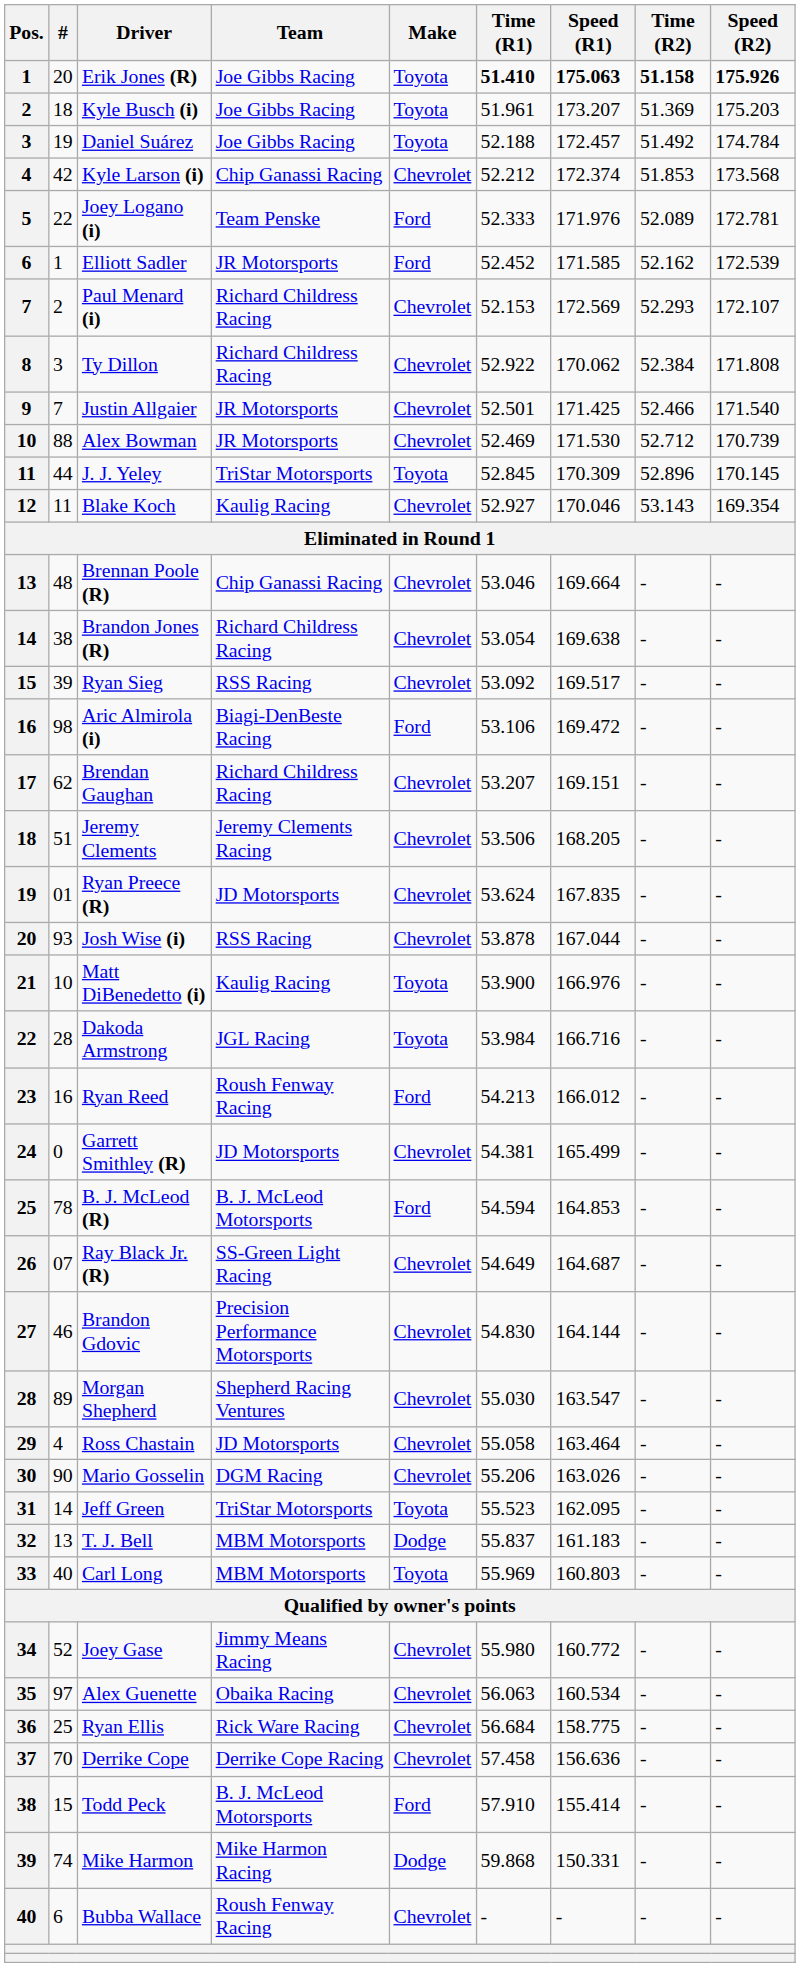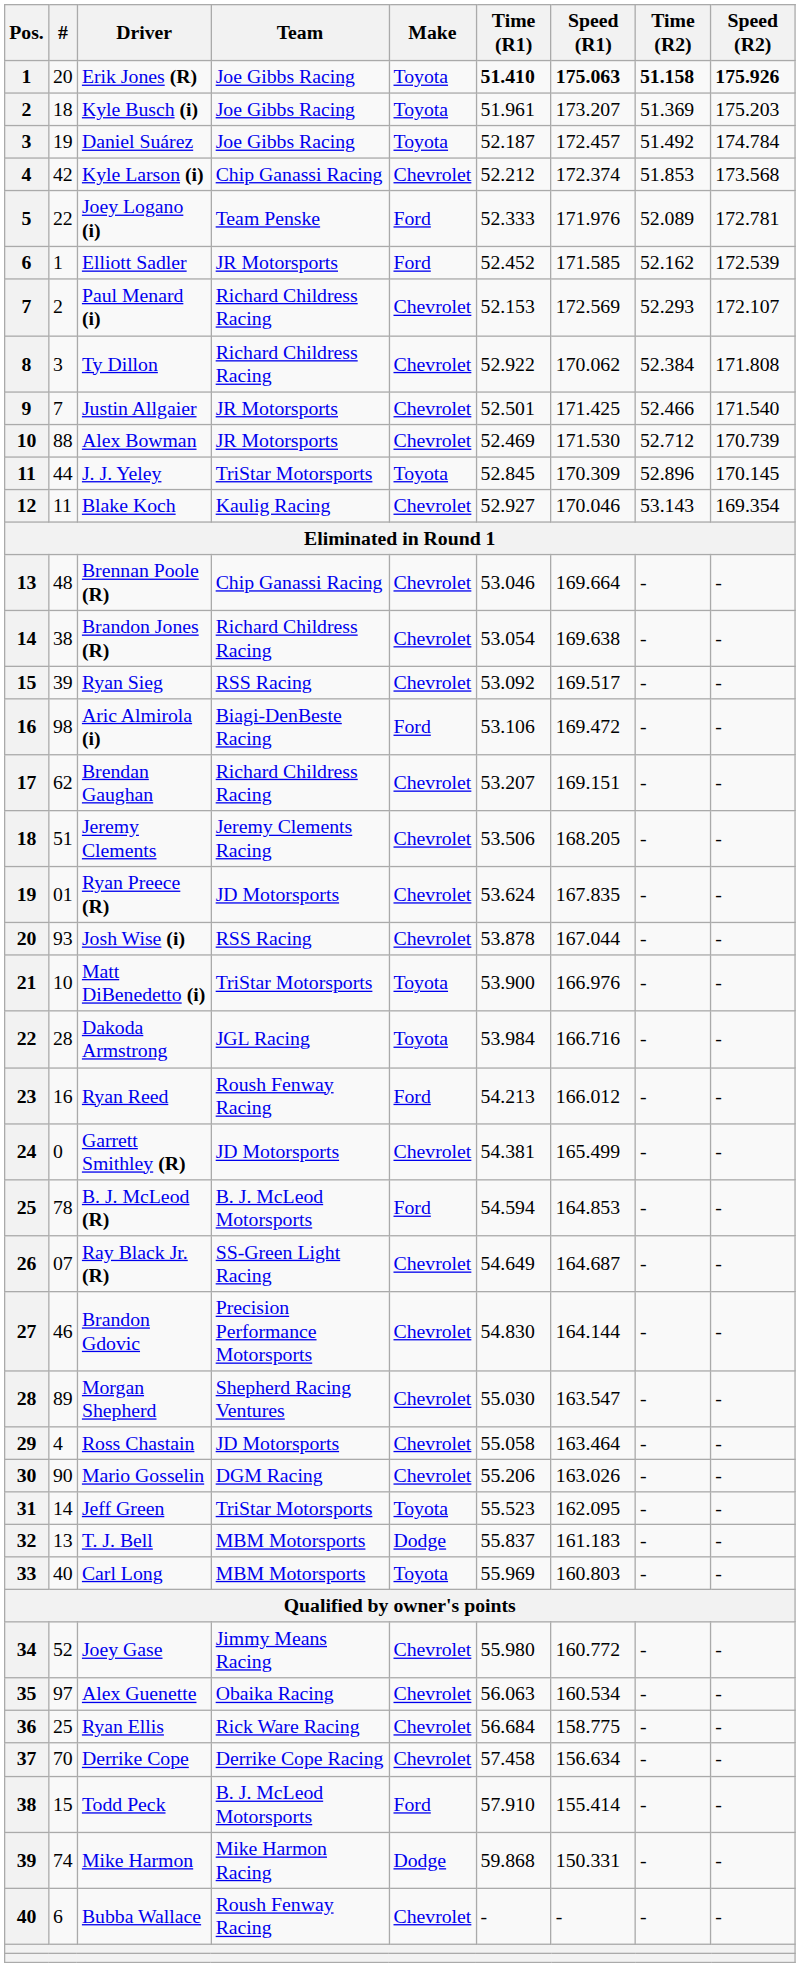(508, 142) 52.188 -> (508, 142) 52.187
(273, 983) Kaulig Racing -> (294, 983) TriStar Motorsports
(588, 1759) 156.636 -> (588, 1759) 156.634
